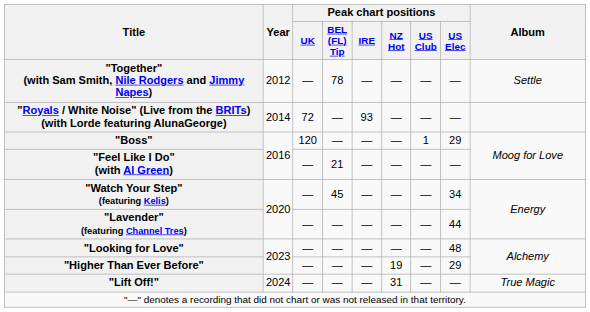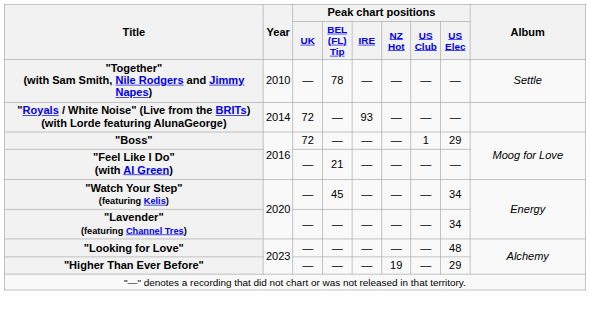(278, 80) 2012 -> (278, 80) 2010
(308, 140) 120 -> (308, 140) 72
(455, 224) 44 -> (455, 224) 34
- row: (134, 283)
